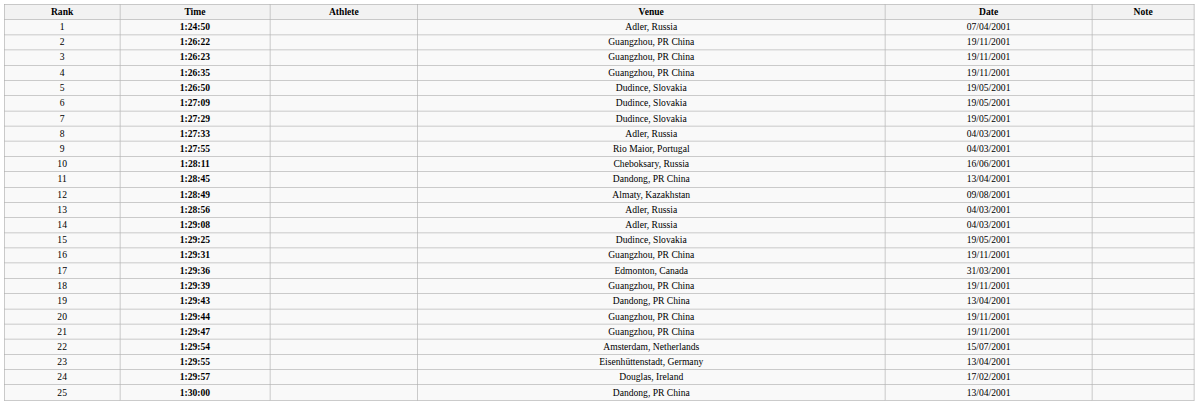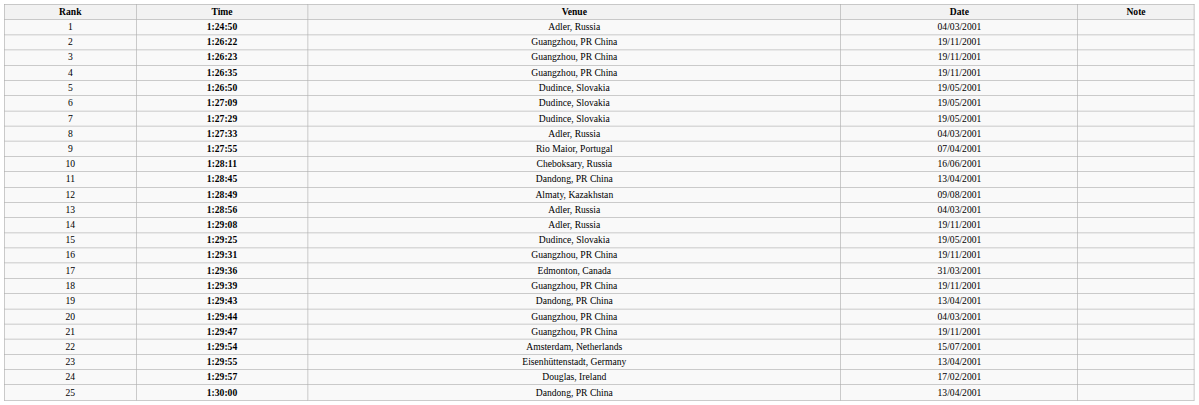- column: (344, 12)
(989, 27) 07/04/2001 -> (959, 27) 04/03/2001
(989, 149) 04/03/2001 -> (959, 149) 07/04/2001
(989, 225) 04/03/2001 -> (959, 225) 19/11/2001
(989, 316) 19/11/2001 -> (959, 316) 04/03/2001
